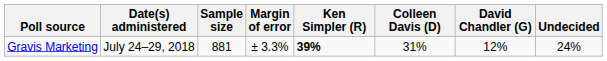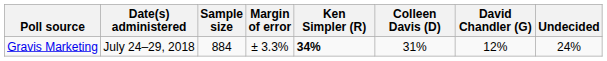(222, 46) 881 -> (222, 46) 884
(309, 46) 39% -> (309, 46) 34%
